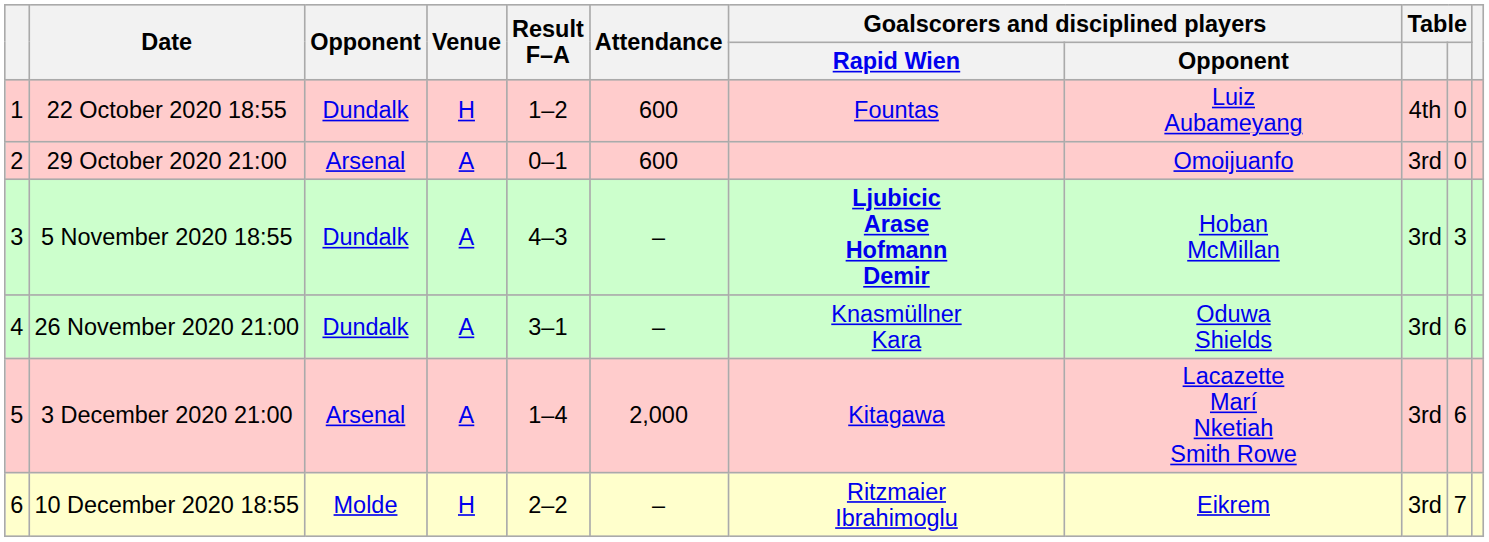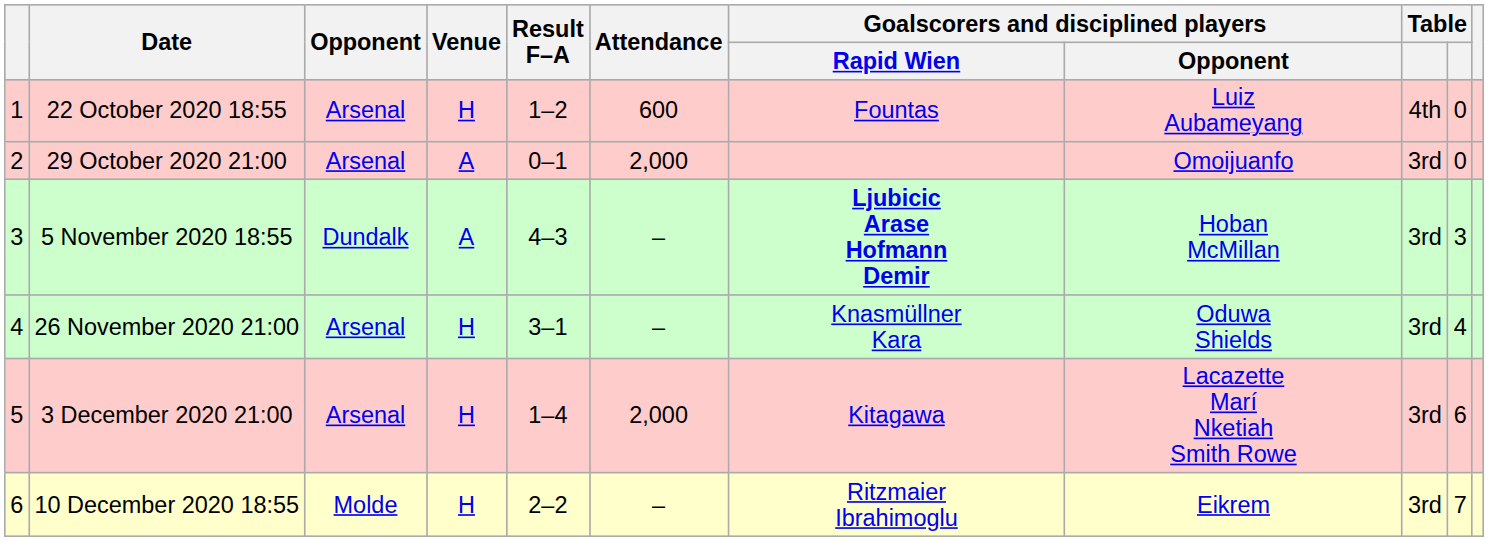(366, 111) Dundalk -> (366, 111) Arsenal
(659, 161) 600 -> (659, 161) 2,000
(366, 327) Dundalk -> (366, 327) Arsenal
(466, 327) A -> (466, 327) H
(1460, 327) 6 -> (1460, 327) 4
(466, 416) A -> (466, 416) H
